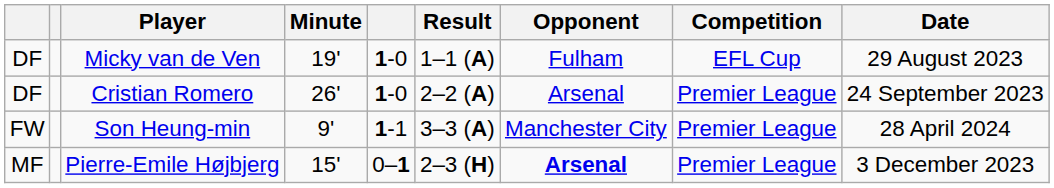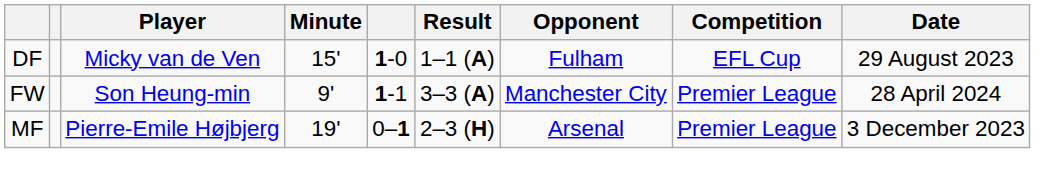(326, 57) 19' -> (326, 57) 15'
- row: (172, 93)
(326, 164) 15' -> (326, 128) 19'
(586, 164) bold -> (586, 128) normal
